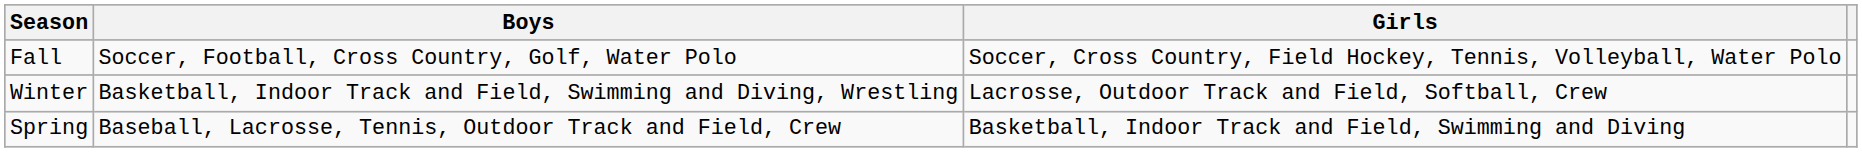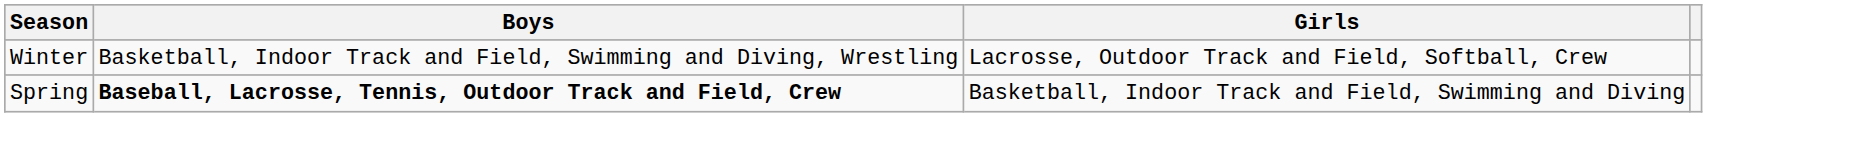- row: (36, 58)
(470, 129) normal -> (470, 93) bold
